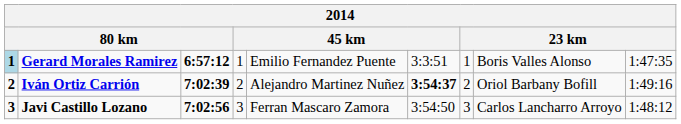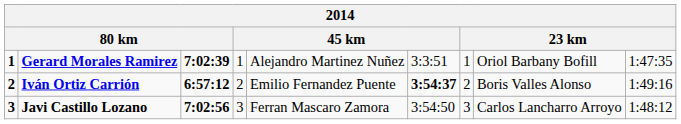(11, 61) lightblue background -> (11, 61) no background
(207, 61) 6:57:12 -> (207, 61) 7:02:39
(323, 61) Emilio Fernandez Puente -> (327, 61) Alejandro Martinez Nuñez
(534, 61) Boris Valles Alonso -> (537, 61) Oriol Barbany Bofill
(207, 84) 7:02:39 -> (207, 84) 6:57:12
(327, 84) Alejandro Martinez Nuñez -> (323, 84) Emilio Fernandez Puente
(537, 84) Oriol Barbany Bofill -> (534, 84) Boris Valles Alonso
